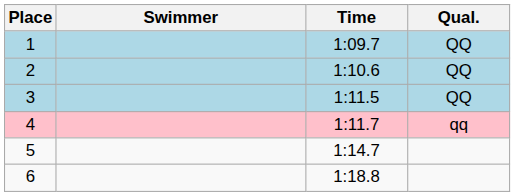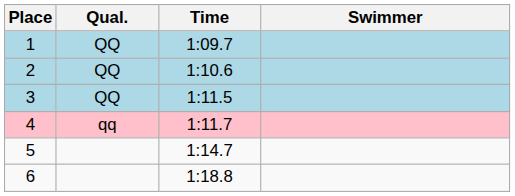columns swapped: (181, 17) <-> (459, 17)
